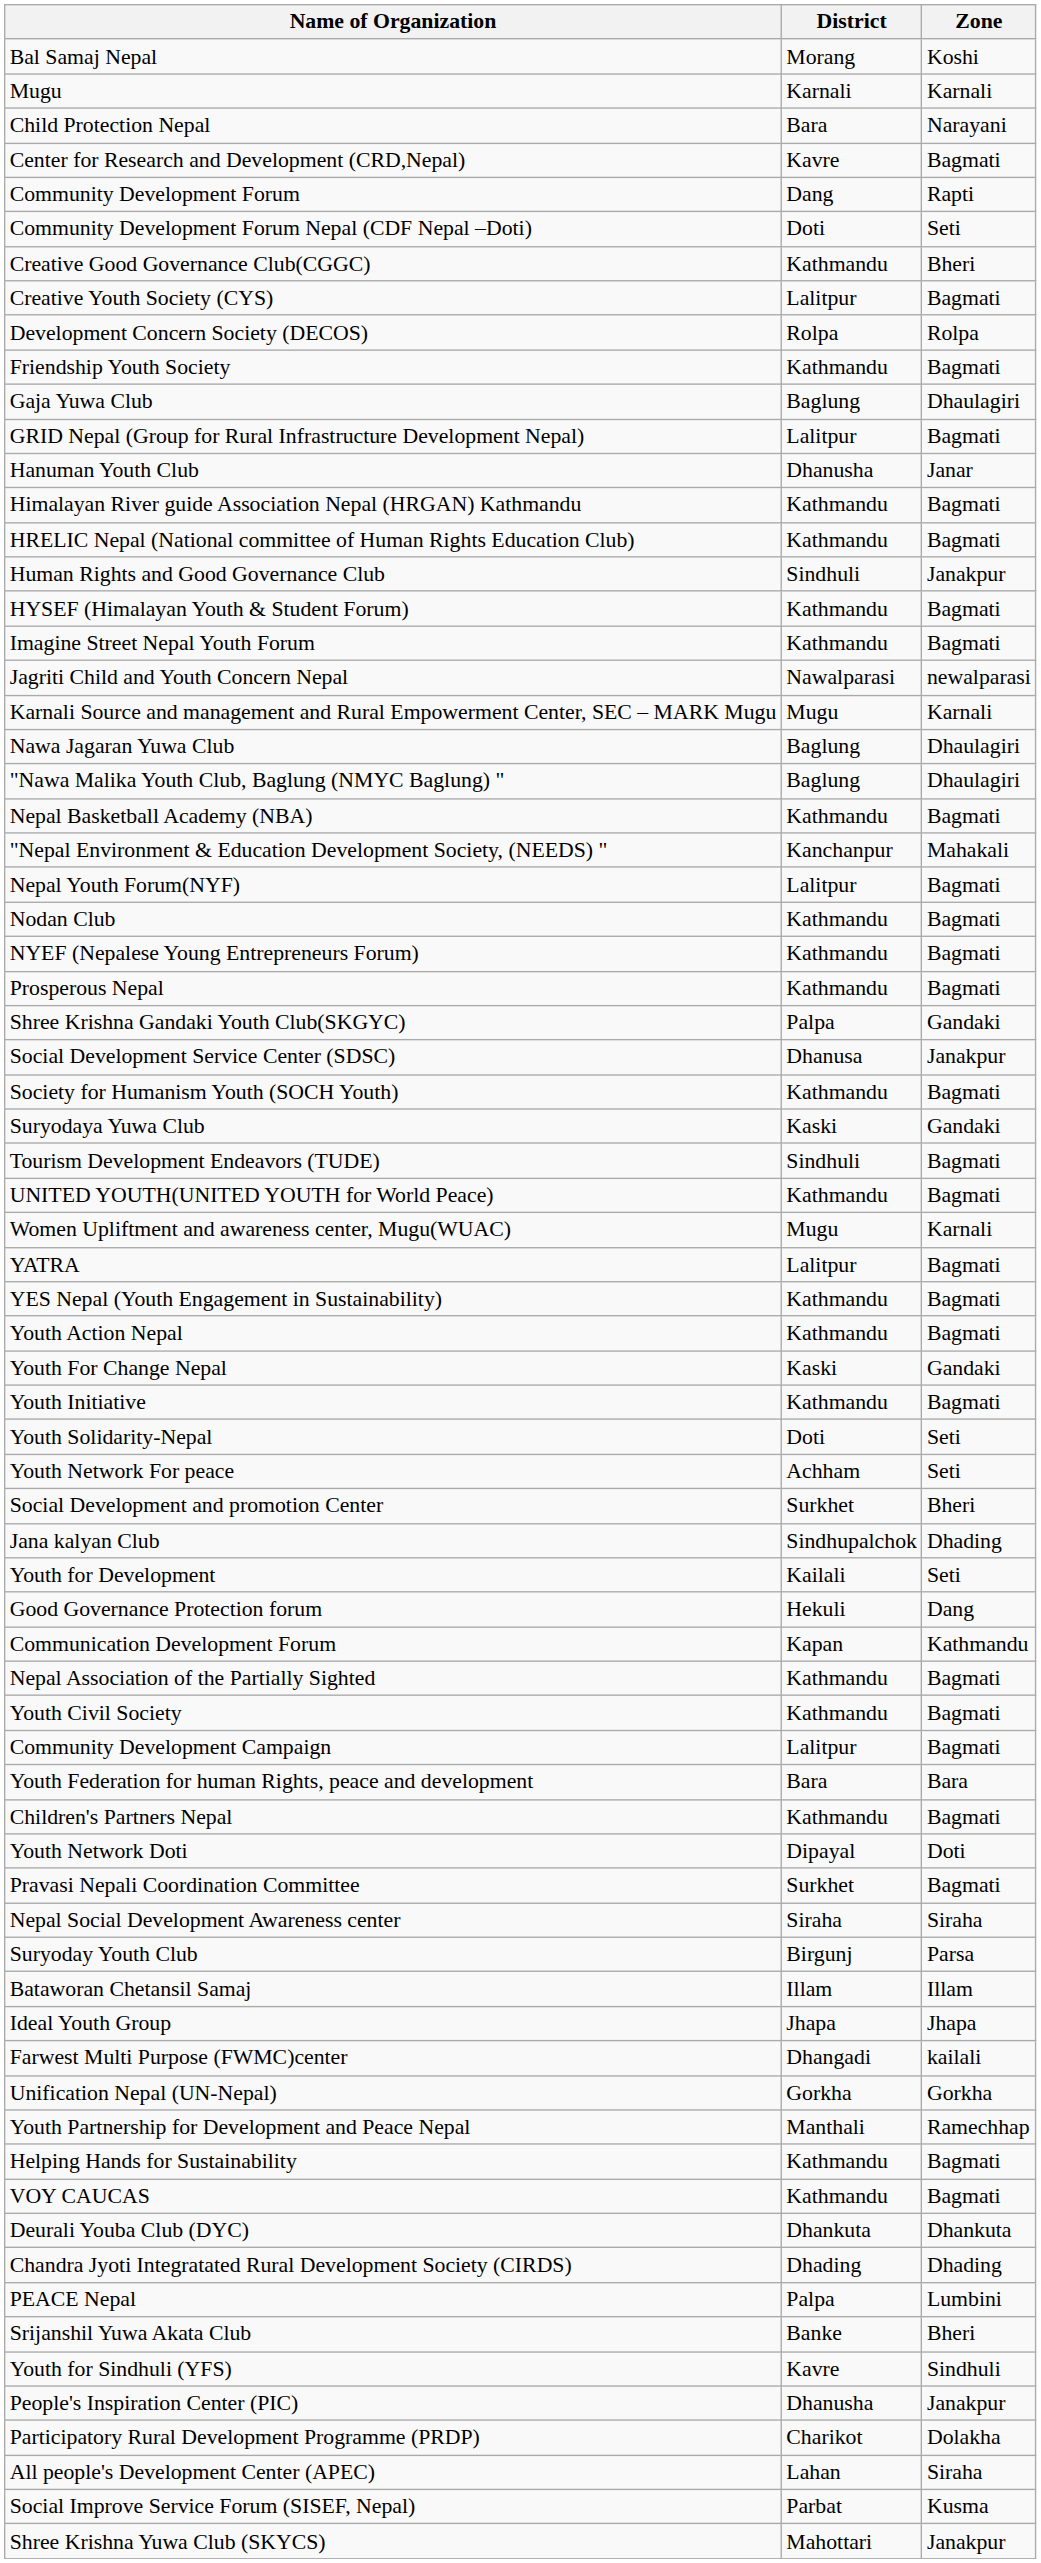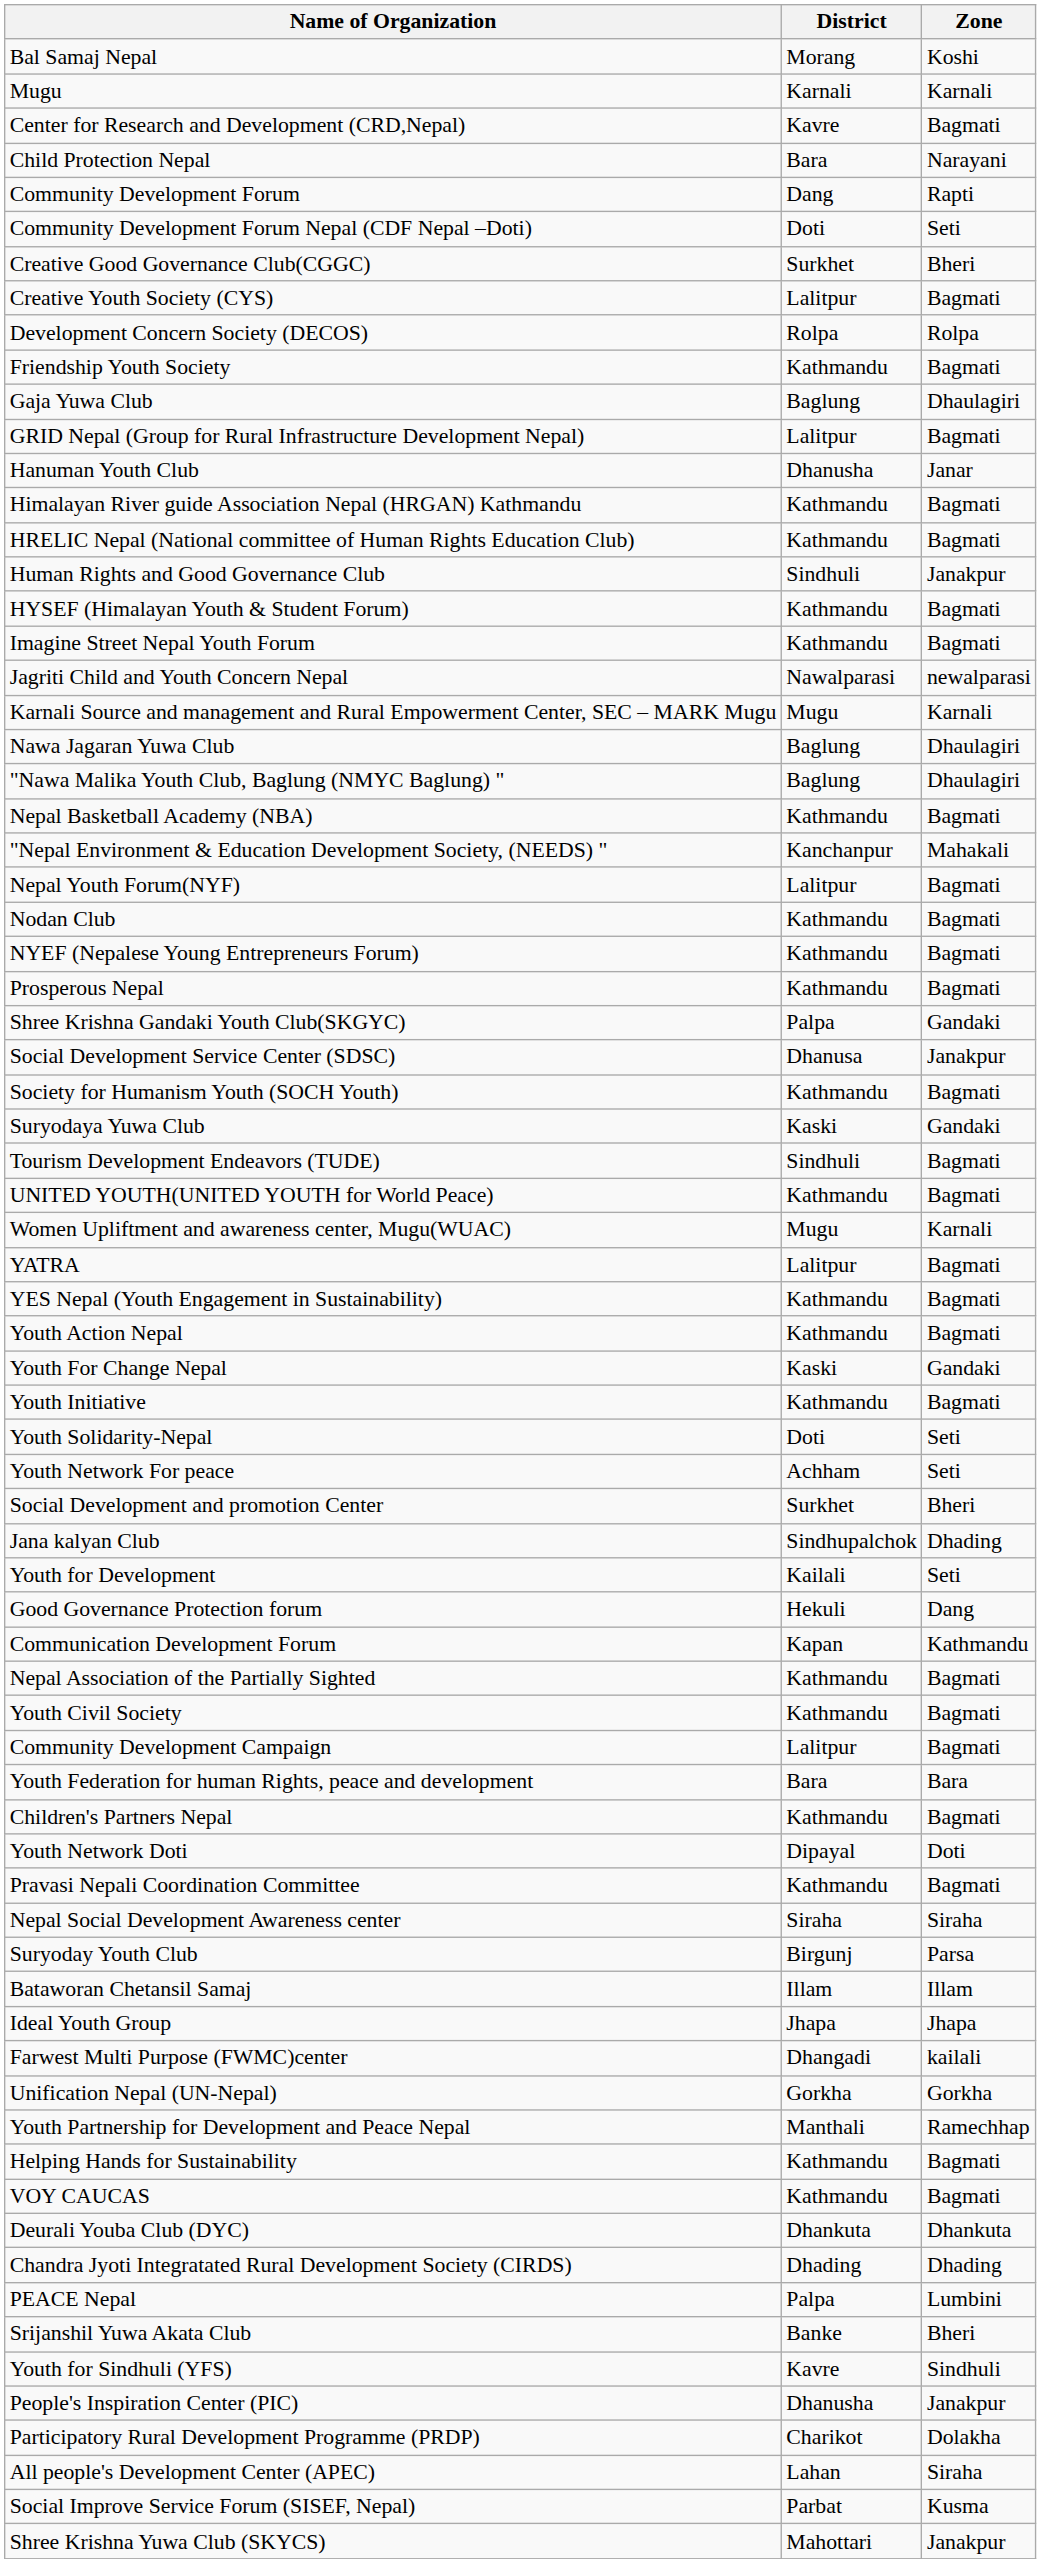rows swapped: (237, 159) <-> (110, 125)
(837, 263) Kathmandu -> (820, 263) Surkhet
(820, 1885) Surkhet -> (837, 1885) Kathmandu
